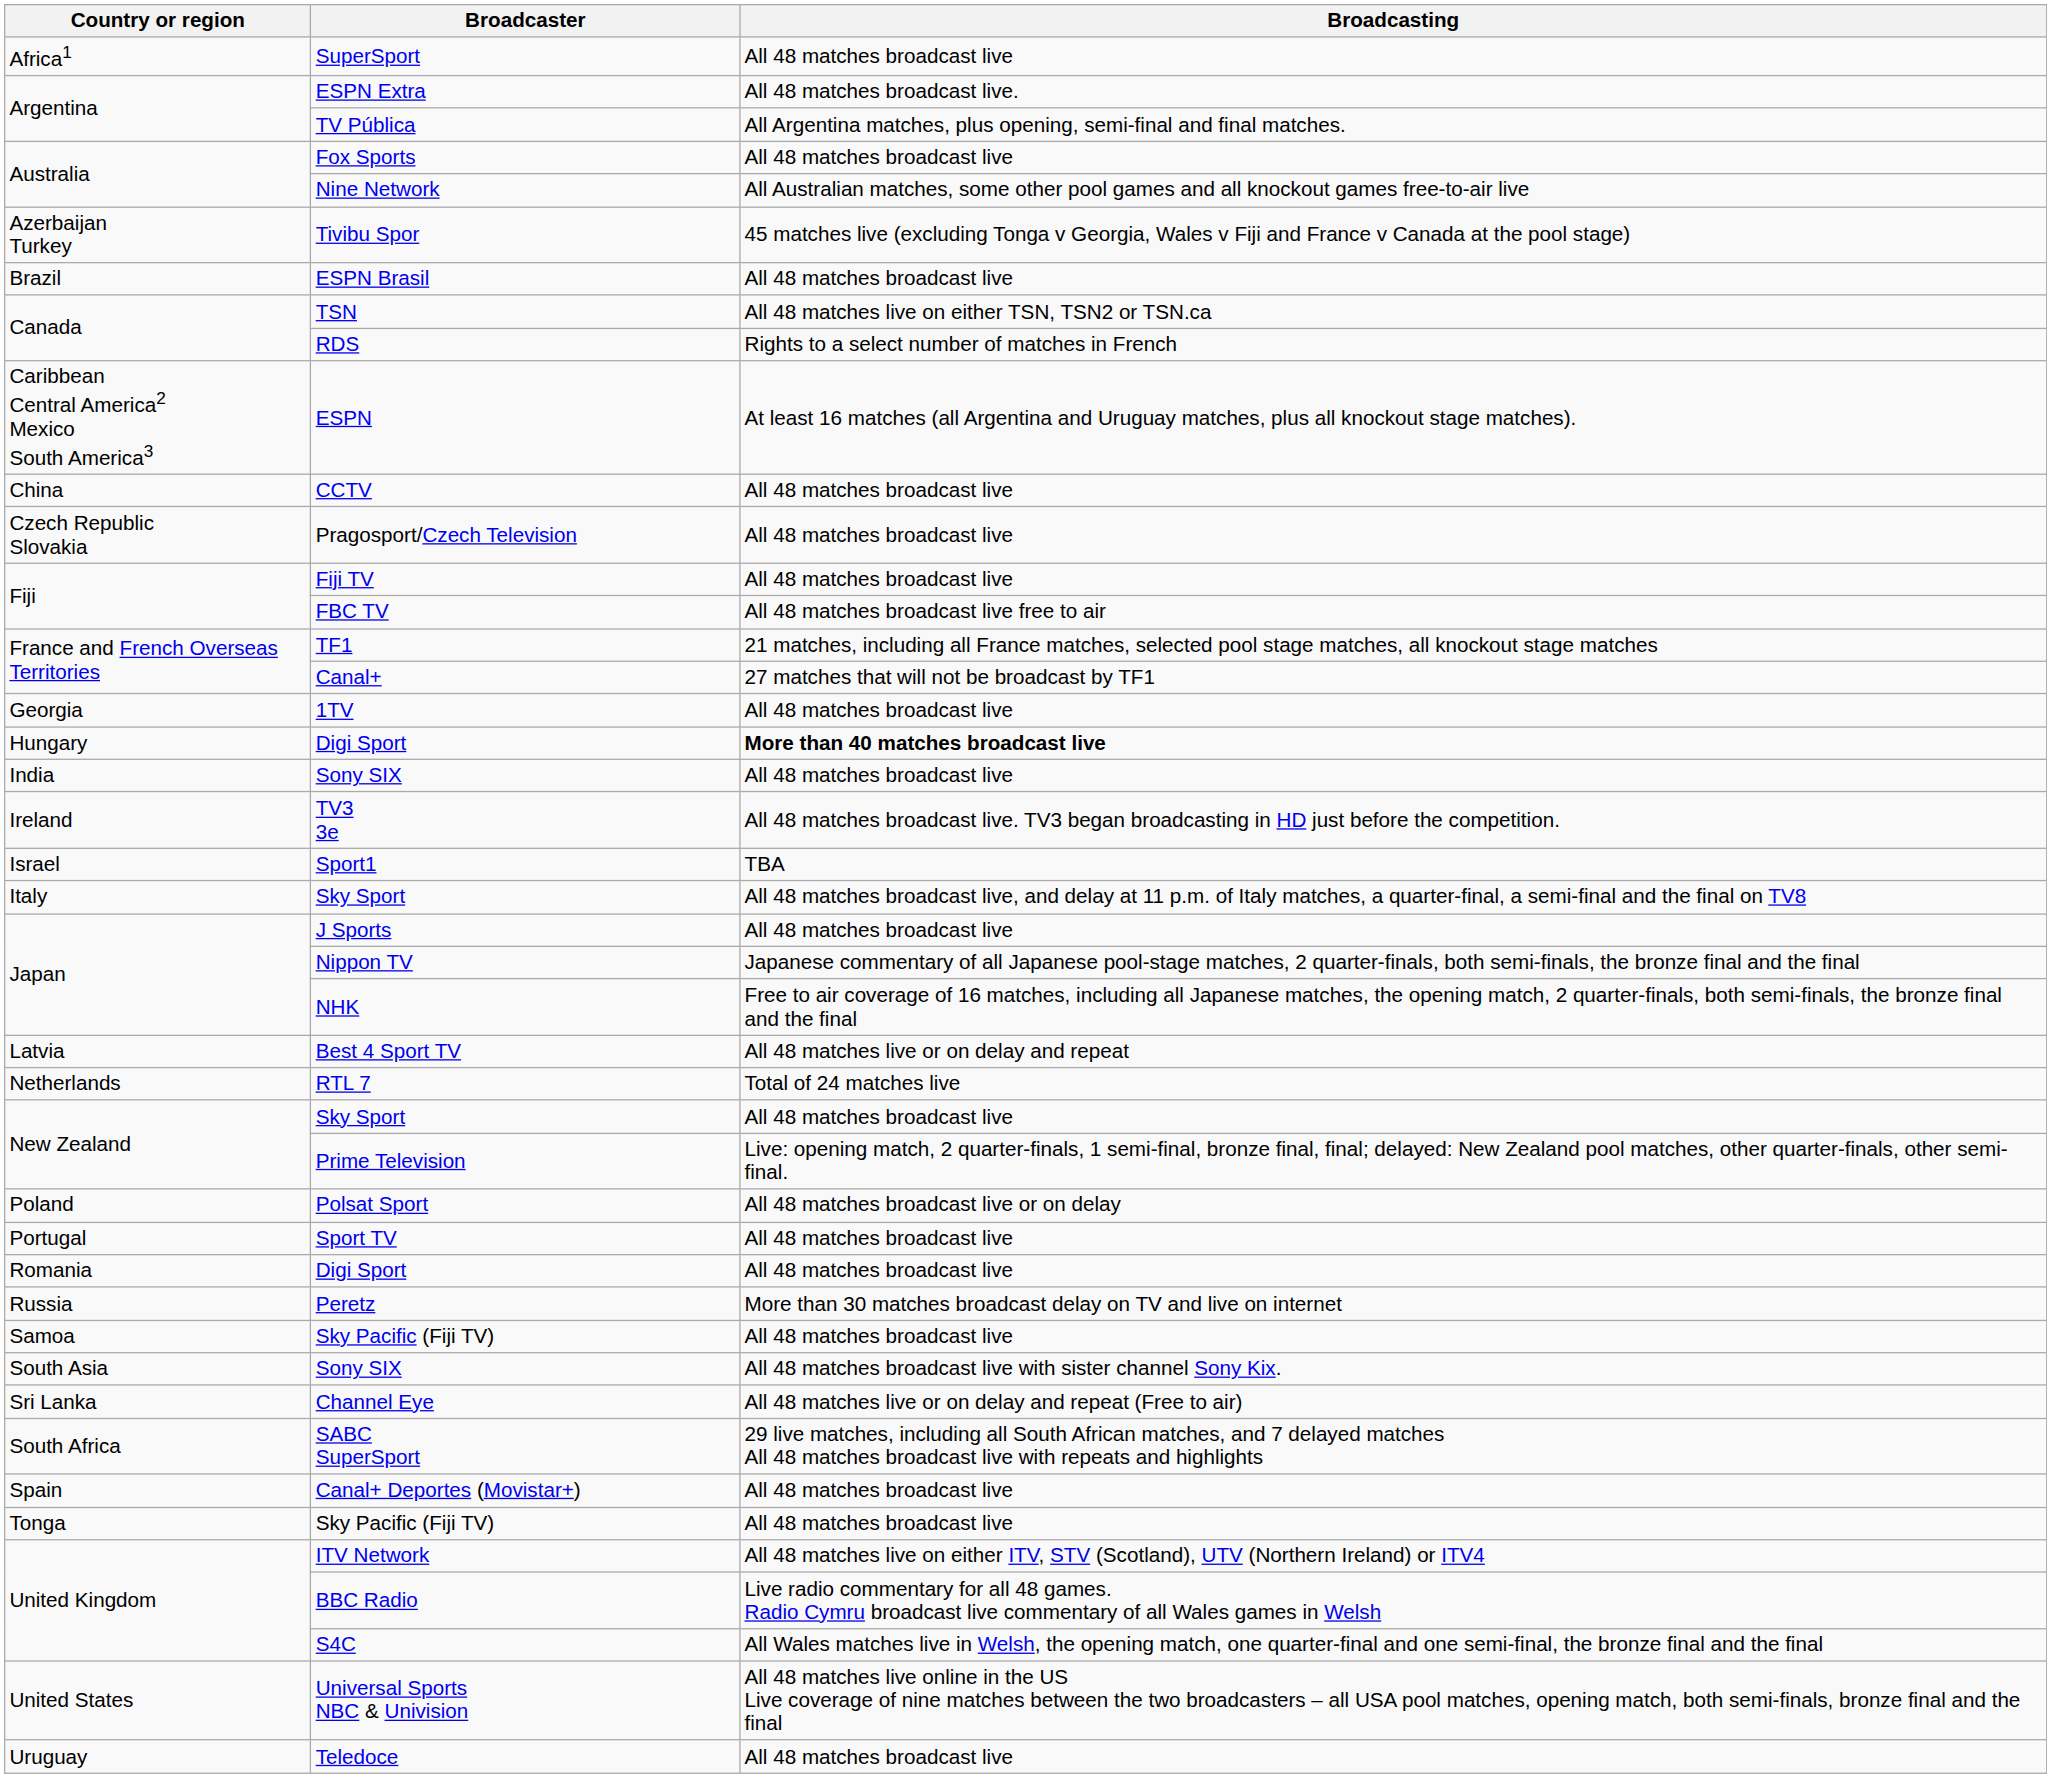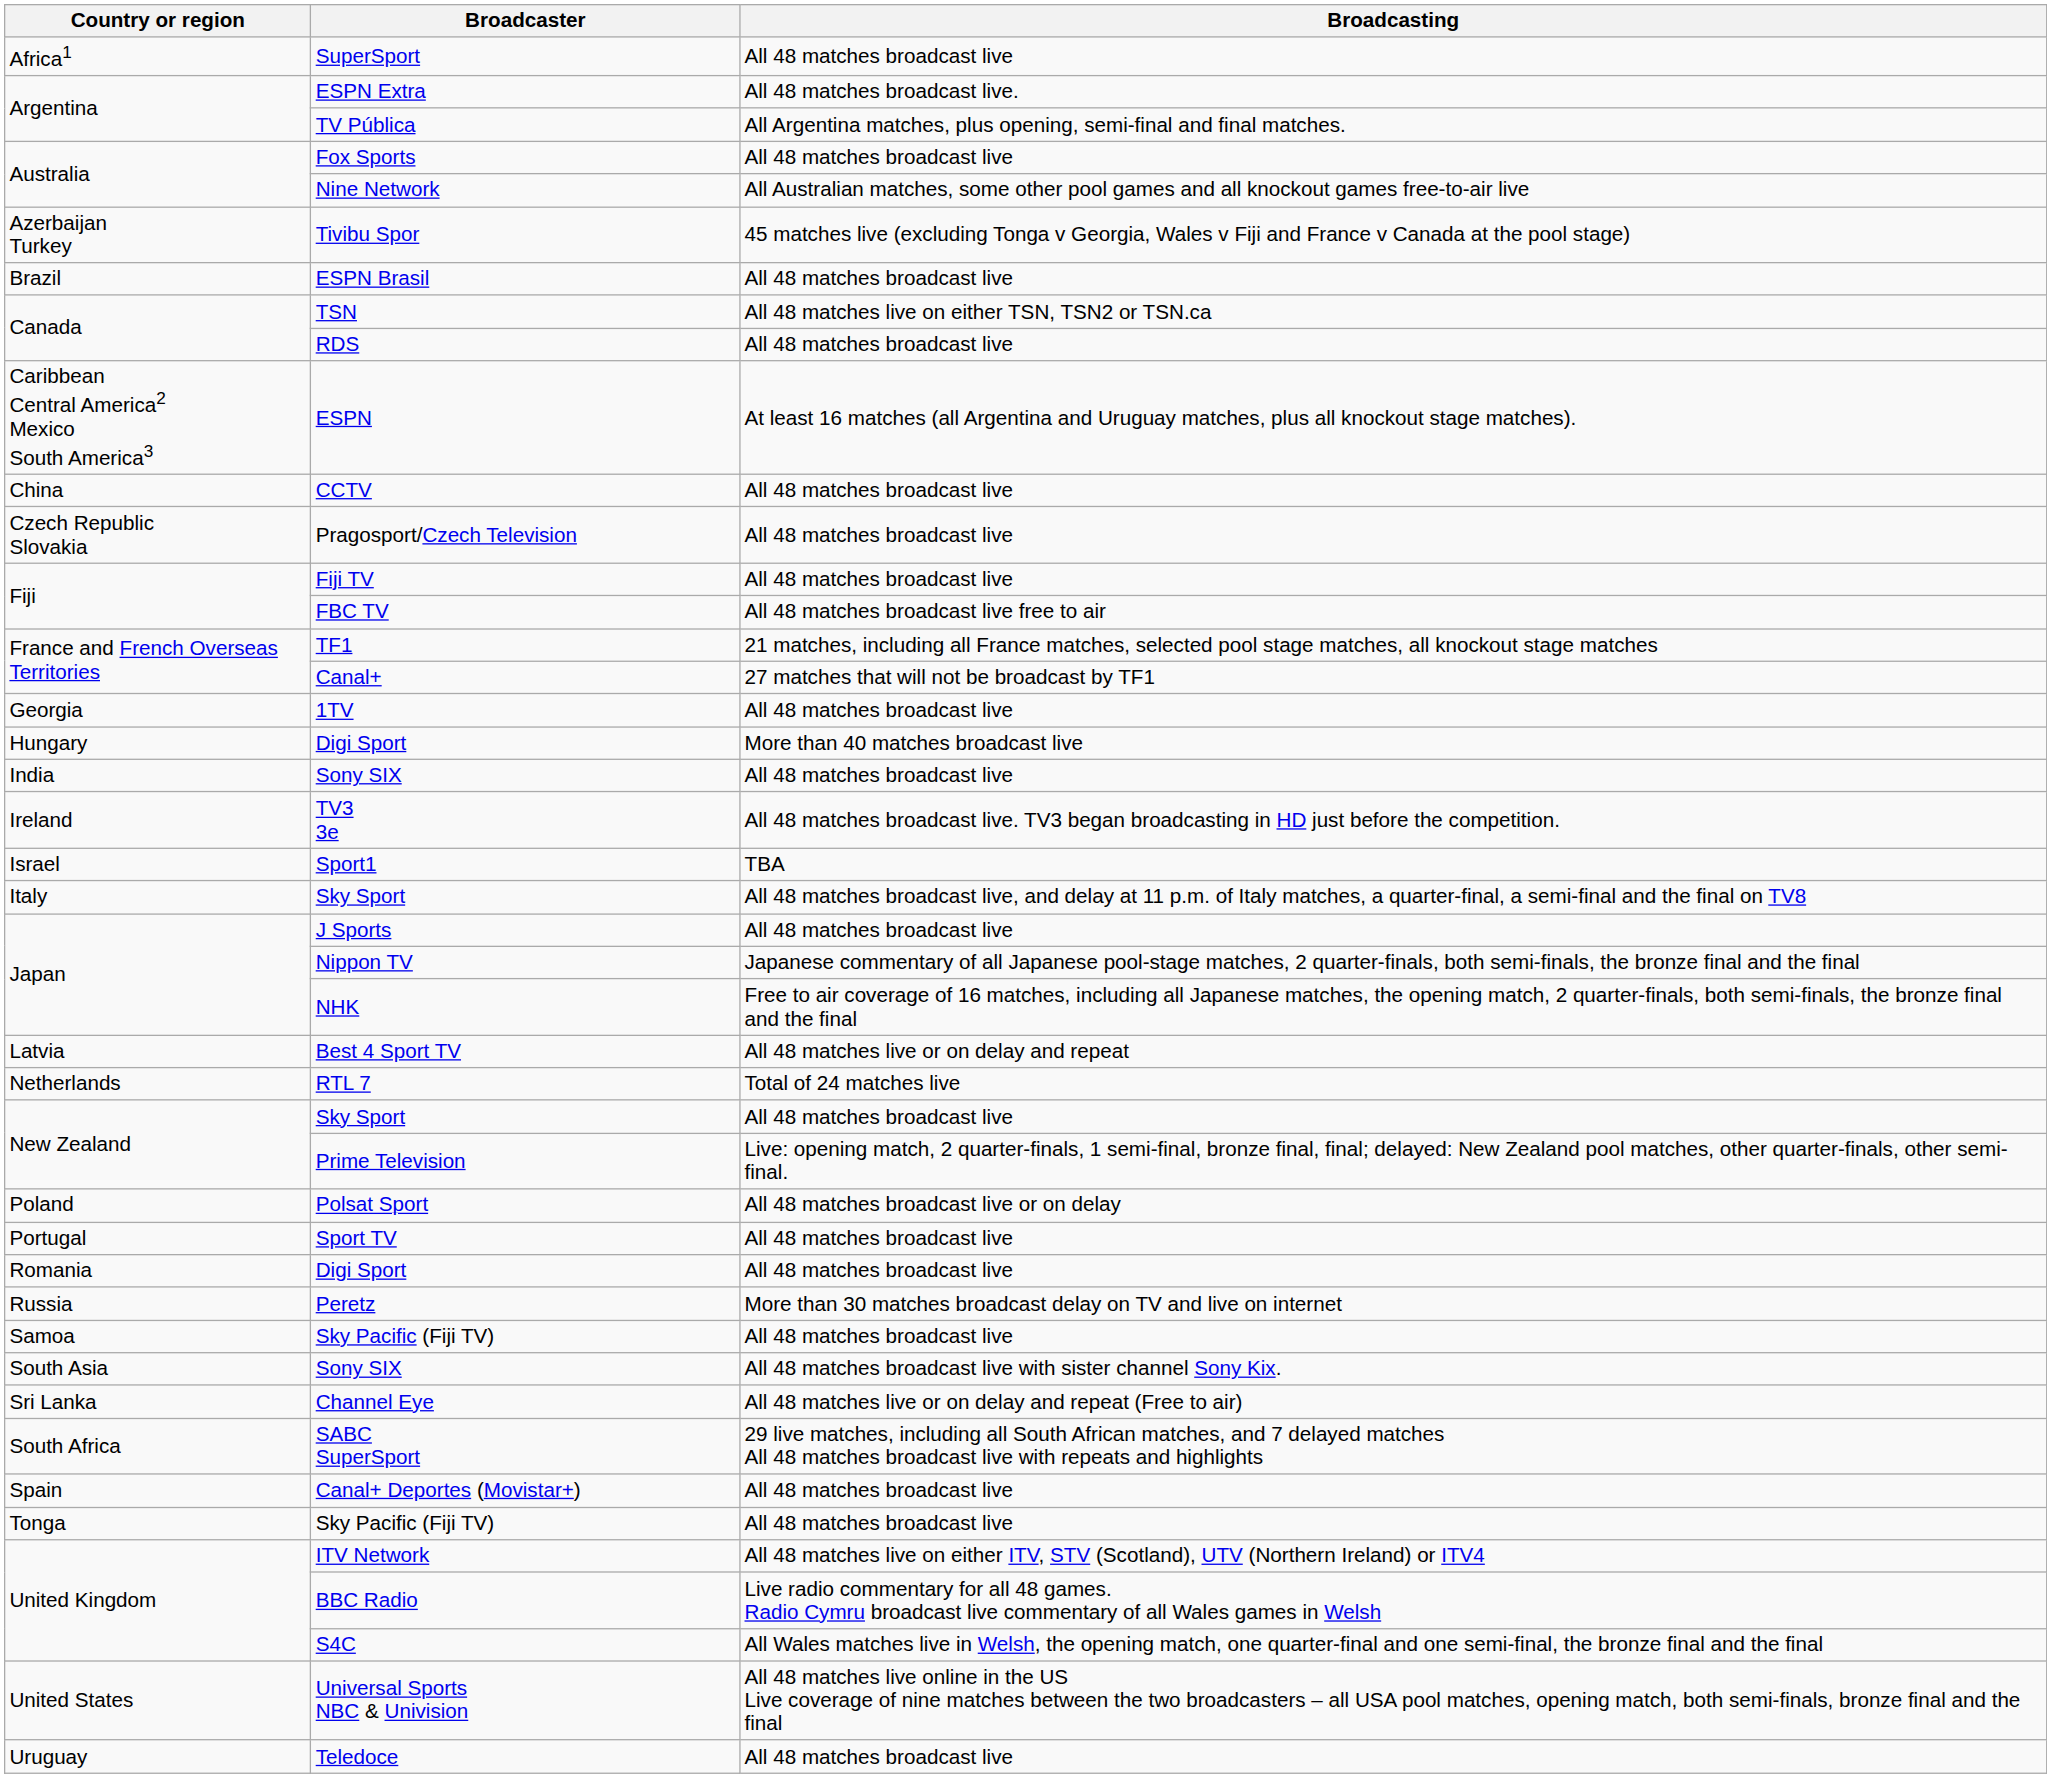(961, 344) Rights to a select number of matches in French -> (879, 344) All 48 matches broadcast live
(925, 742) bold -> (914, 742) normal
